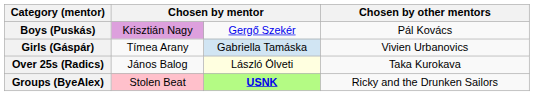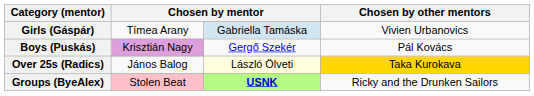rows swapped: (58, 30) <-> (58, 47)
(425, 64) no background -> (425, 64) gold background
